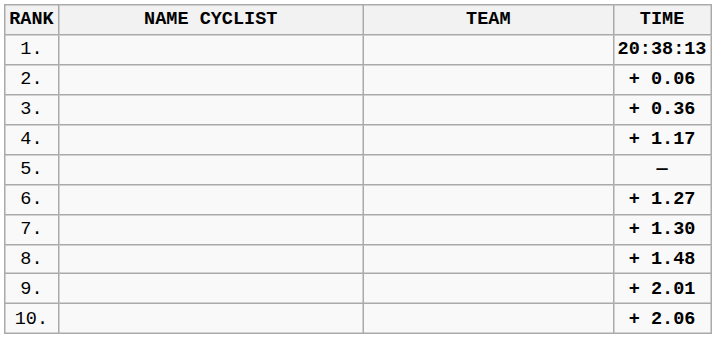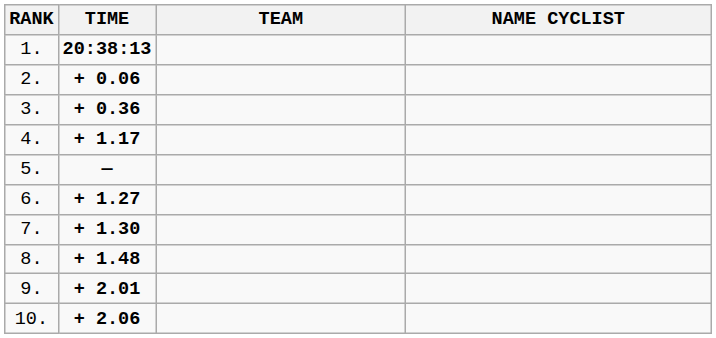columns swapped: (211, 20) <-> (662, 20)
